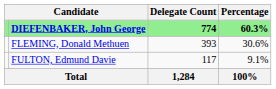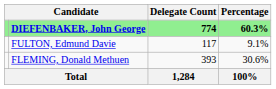rows swapped: (70, 44) <-> (64, 60)
